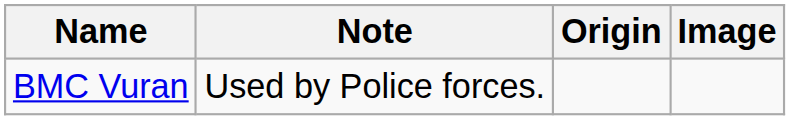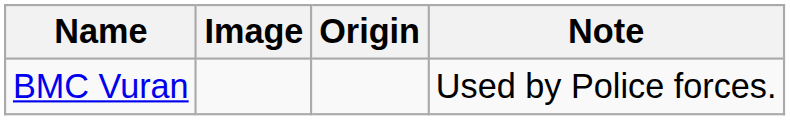columns swapped: (727, 31) <-> (375, 31)
